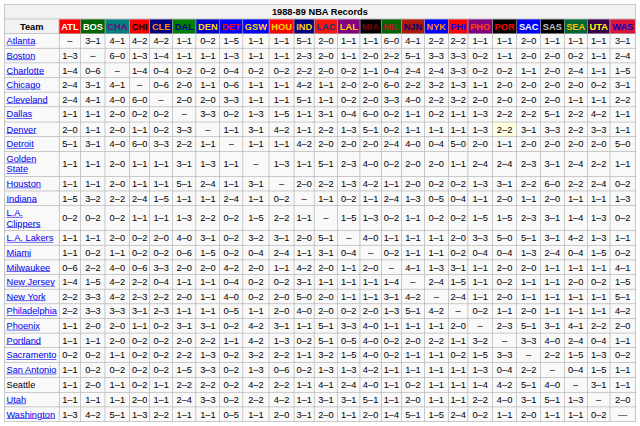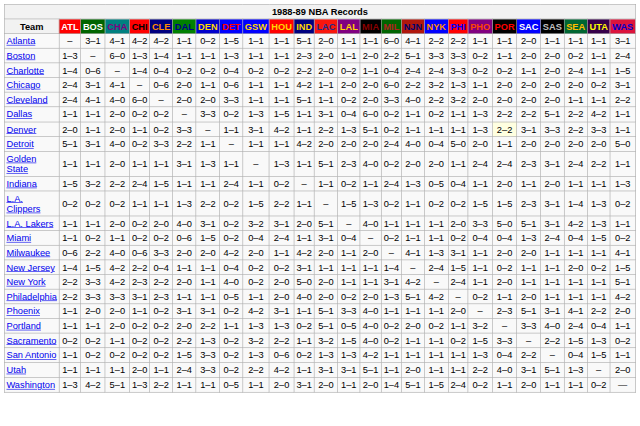(140, 144) 6–0 -> (140, 144) 0–2
- row: (24, 184)
(256, 341) 4–2 -> (256, 326) 1–3
(436, 341) 2–2 -> (436, 326) 0–2
- row: (21, 385)
